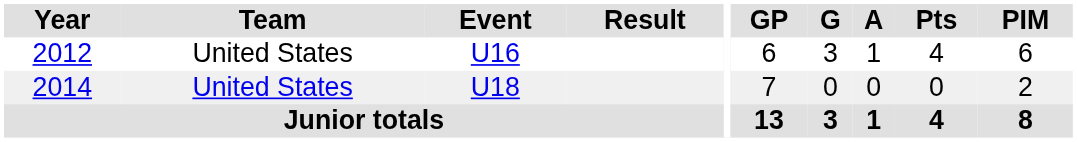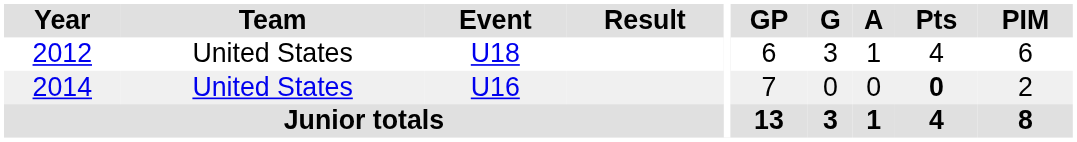(495, 53) U16 -> (495, 53) U18
(495, 87) U18 -> (495, 87) U16
(936, 87) normal -> (936, 87) bold
